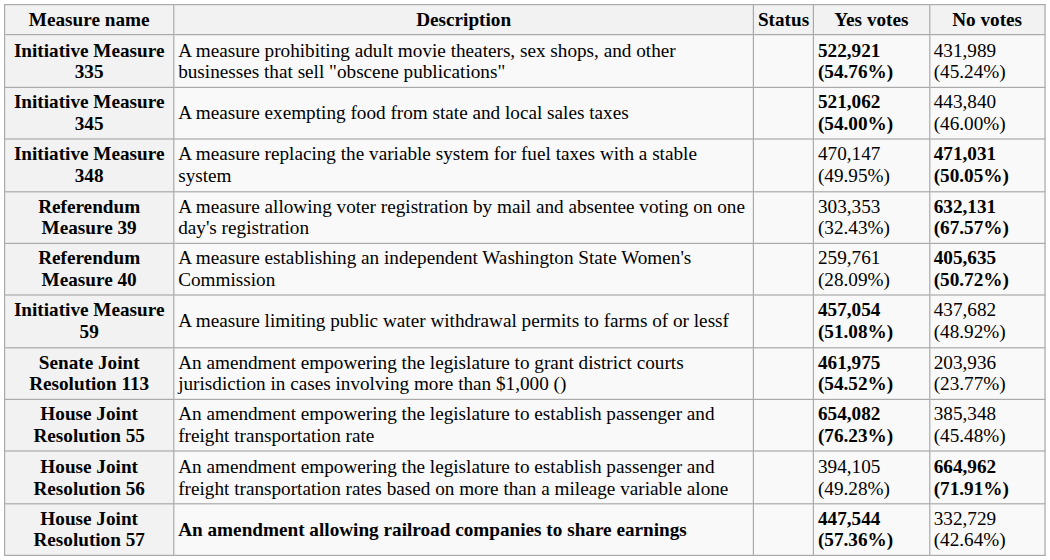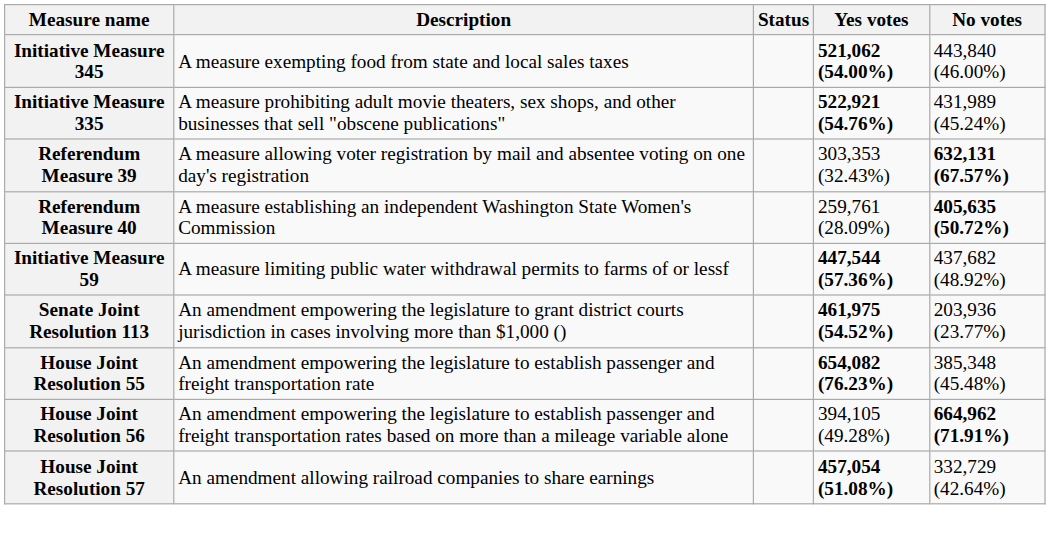rows swapped: (89, 60) <-> (89, 113)
- row: (89, 165)
(856, 321) 457,054 (51.08%) -> (856, 269) 447,544 (57.36%)
(432, 529) bold -> (416, 477) normal
(856, 529) 447,544 (57.36%) -> (856, 477) 457,054 (51.08%)
